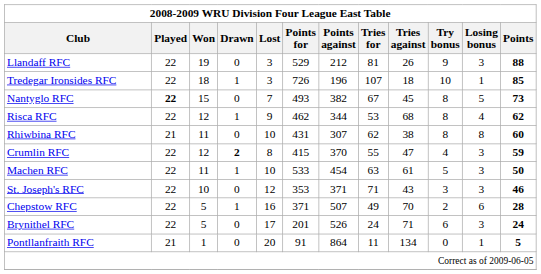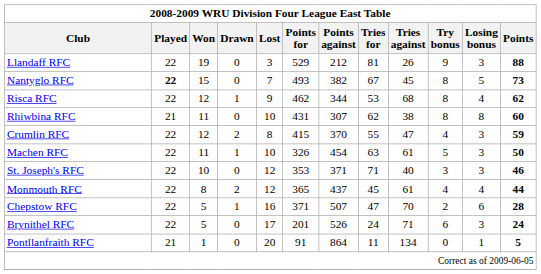- row: (62, 80)
(237, 152) bold -> (237, 134) normal
(301, 170) 533 -> (301, 152) 326
(408, 188) 43 -> (408, 170) 40
+ row: (44, 188)
(373, 206) 49 -> (373, 206) 47
